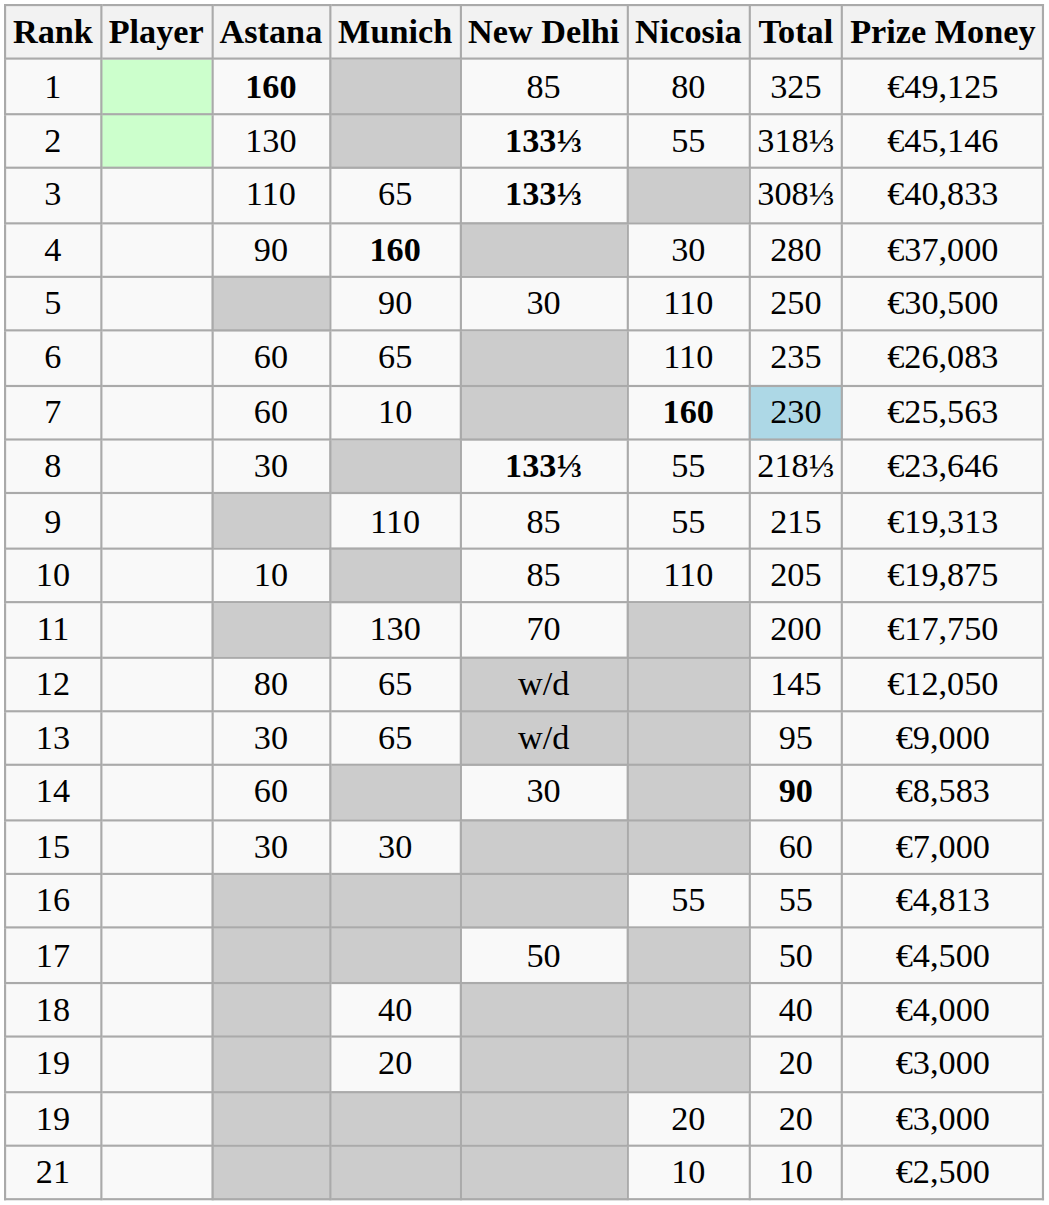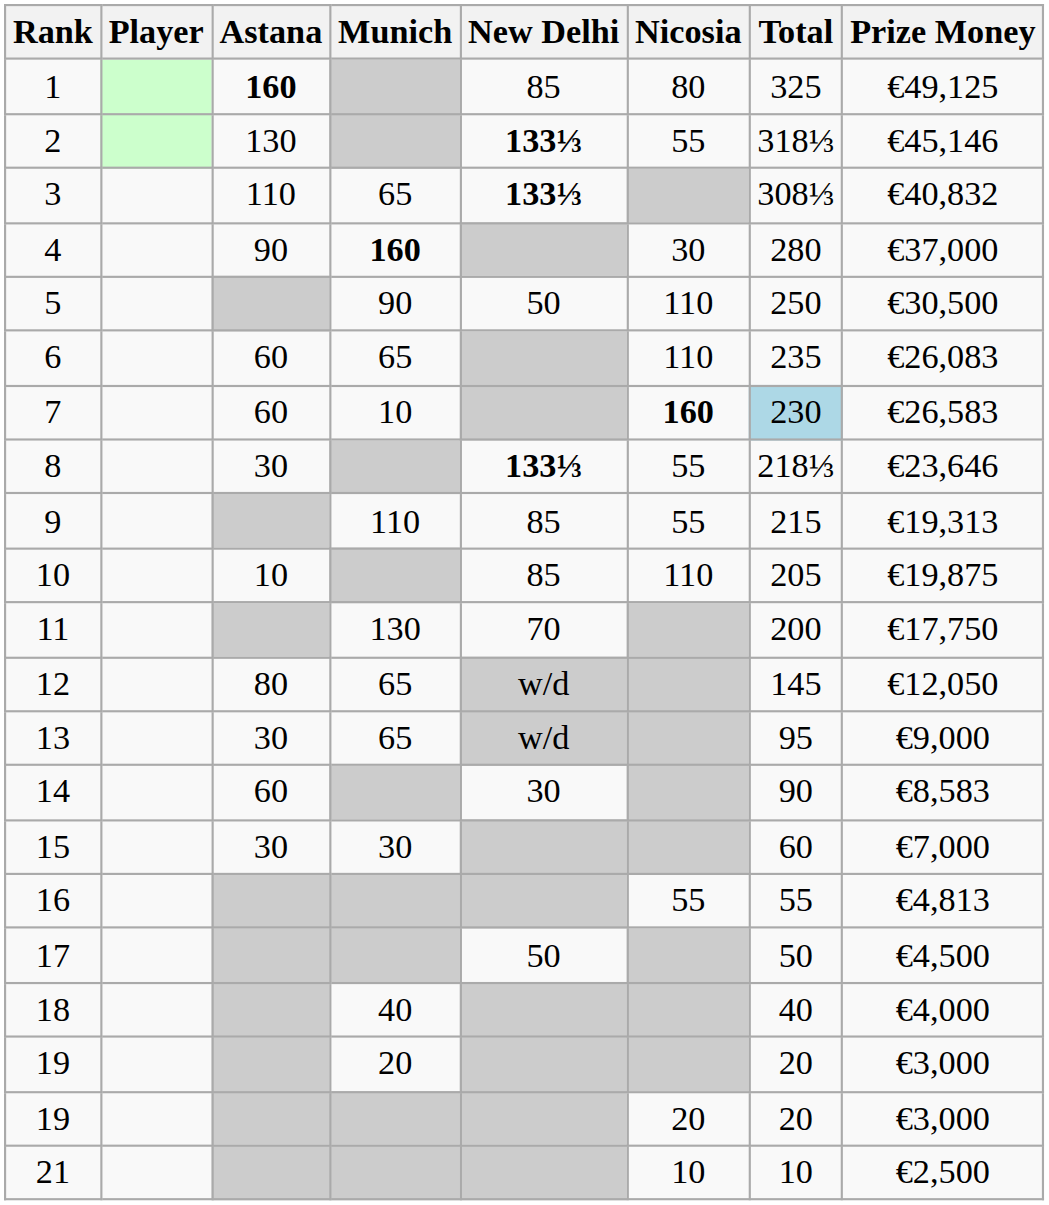(943, 194) €40,833 -> (943, 194) €40,832
(544, 303) 30 -> (544, 303) 50
(943, 411) €25,563 -> (943, 411) €26,583
(796, 791) bold -> (796, 791) normal
